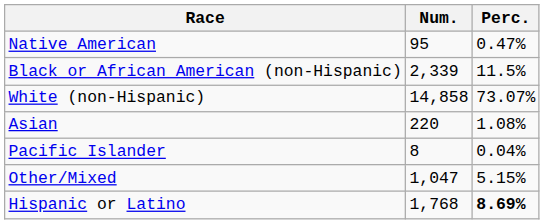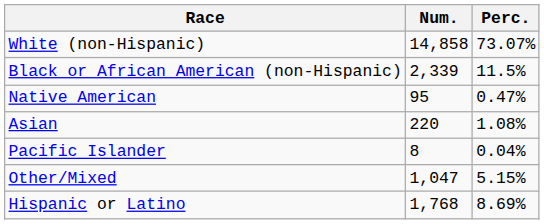rows swapped: (107, 98) <-> (82, 45)
(501, 205) bold -> (501, 205) normal
